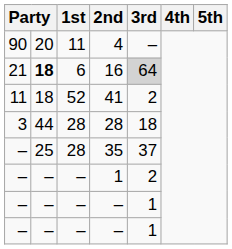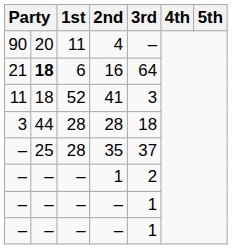(148, 71) lightgrey background -> (148, 71) no background
(152, 97) 2 -> (152, 97) 3
